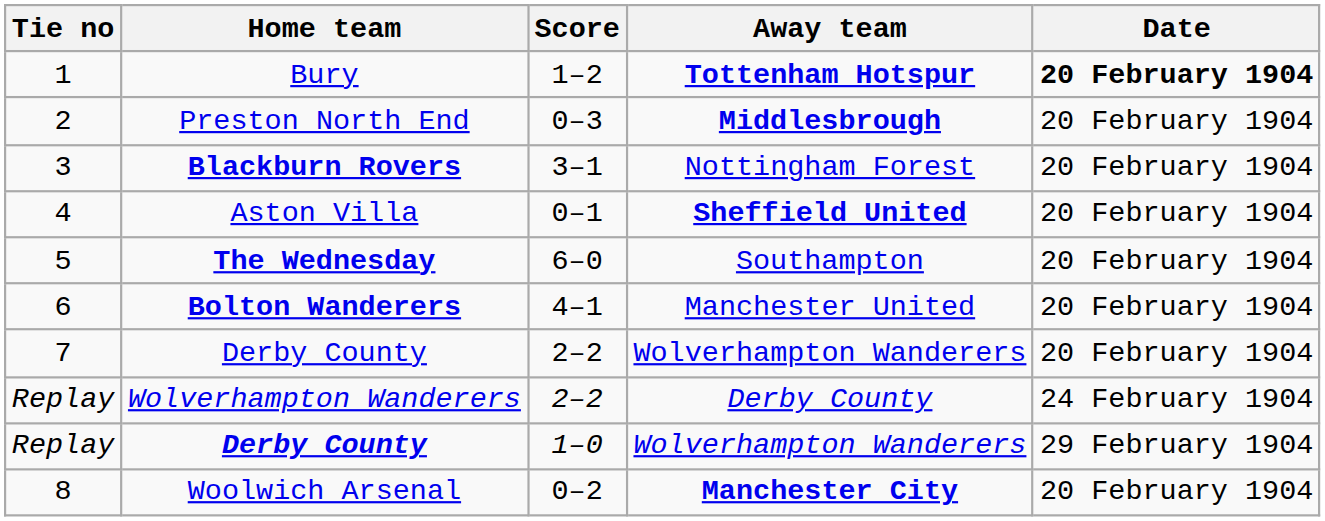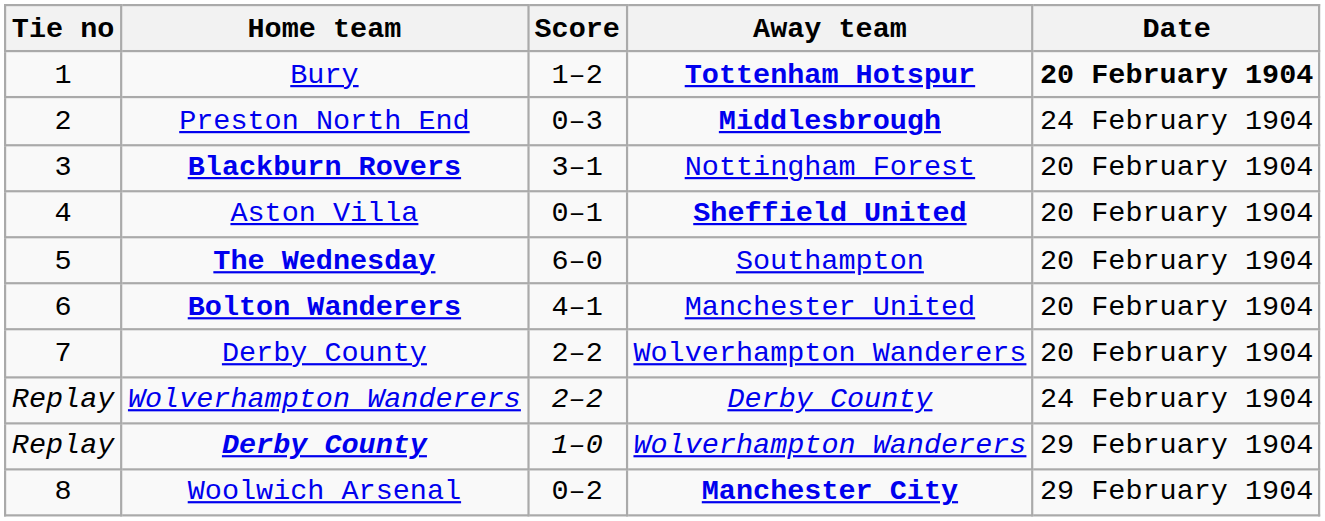(1177, 121) 20 February 1904 -> (1177, 121) 24 February 1904
(1177, 492) 20 February 1904 -> (1177, 492) 29 February 1904
